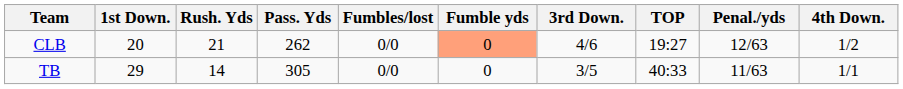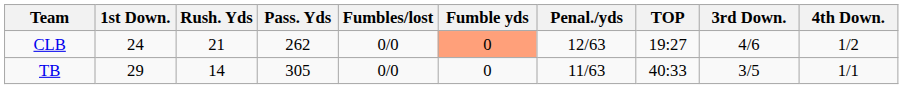columns swapped: (749, 17) <-> (587, 17)
(135, 44) 20 -> (135, 44) 24
